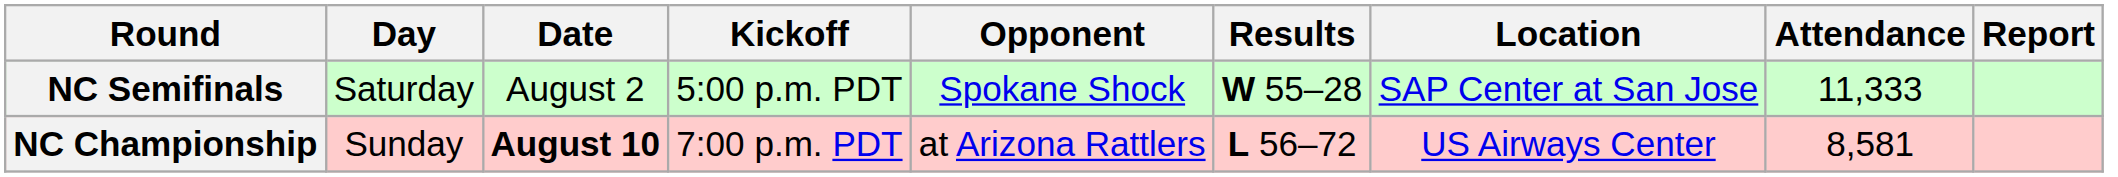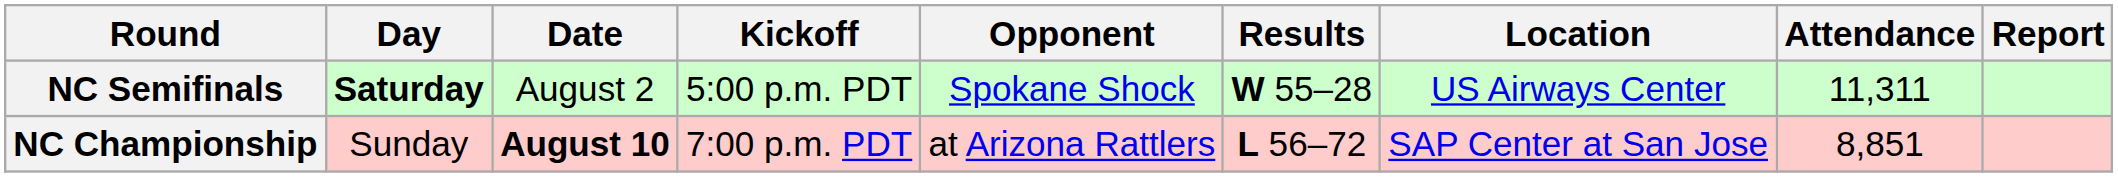(404, 89) normal -> (409, 89) bold
(1568, 89) SAP Center at San Jose -> (1578, 89) US Airways Center
(1870, 89) 11,333 -> (1880, 89) 11,311
(1568, 144) US Airways Center -> (1578, 144) SAP Center at San Jose
(1870, 144) 8,581 -> (1880, 144) 8,851
